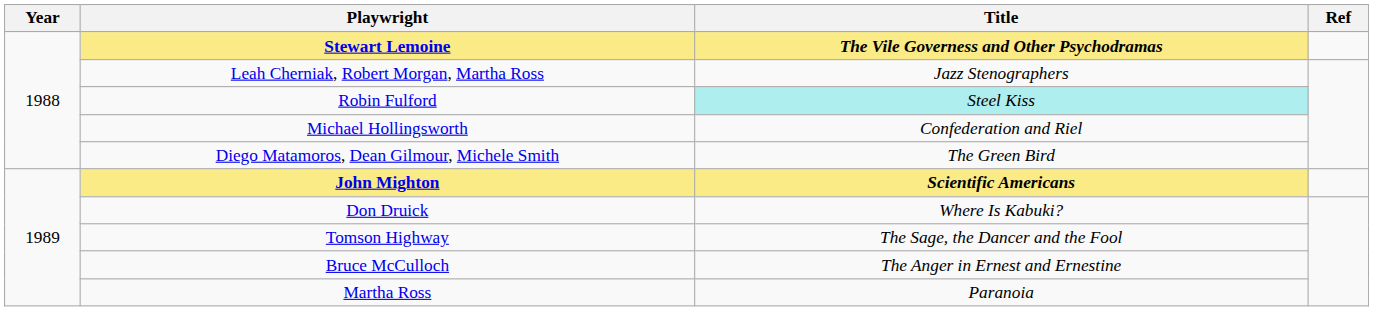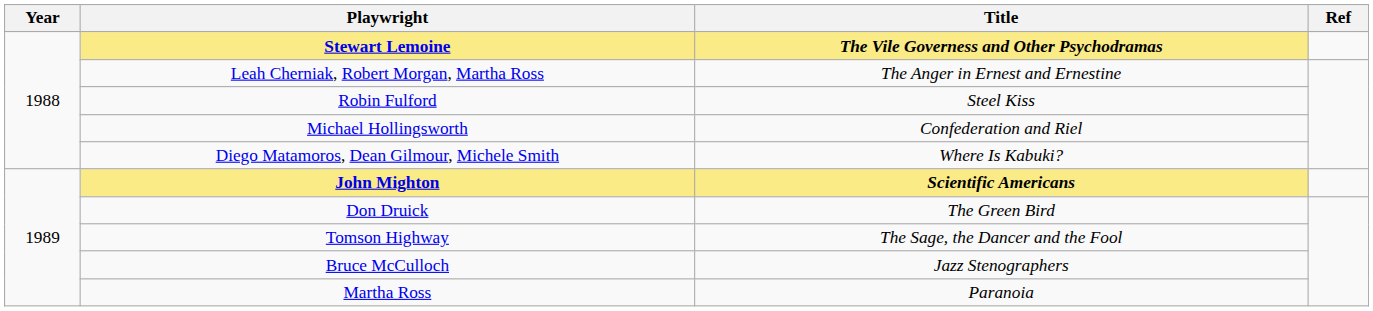(1001, 73) Jazz Stenographers -> (1001, 73) The Anger in Ernest and Ernestine
(1001, 100) paleturquoise background -> (1001, 100) no background
(1001, 155) The Green Bird -> (1001, 155) Where Is Kabuki?
(1001, 210) Where Is Kabuki? -> (1001, 210) The Green Bird
(1001, 264) The Anger in Ernest and Ernestine -> (1001, 264) Jazz Stenographers
